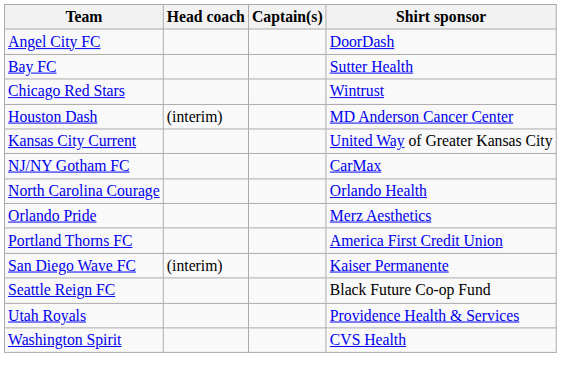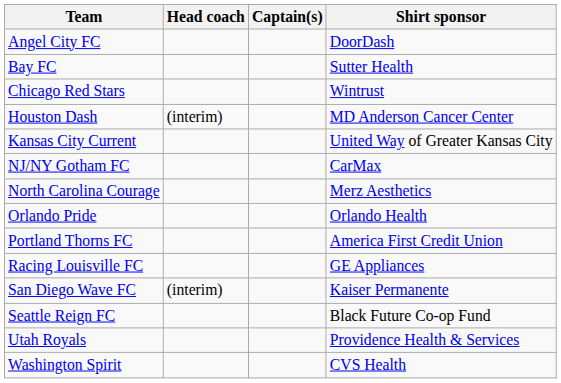(378, 191) Orlando Health -> (381, 191) Merz Aesthetics
(381, 215) Merz Aesthetics -> (378, 215) Orlando Health
+ row: (76, 265)
